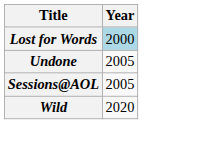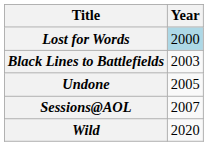+ row: (86, 61)
(120, 84) 2005 -> (185, 107) 2007
